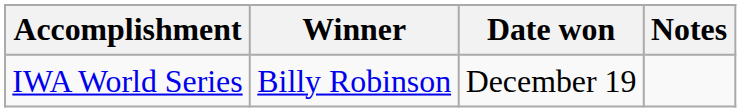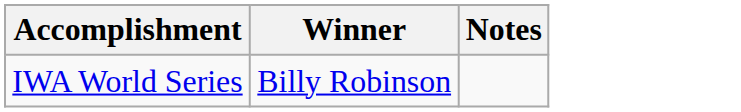- column: (551, 29)
